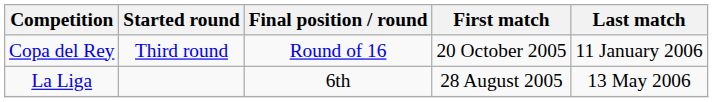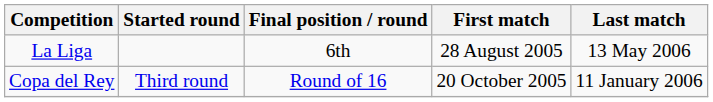rows swapped: (62, 81) <-> (62, 50)
